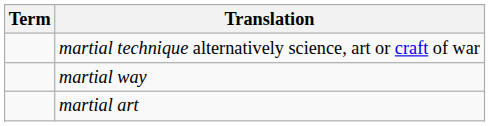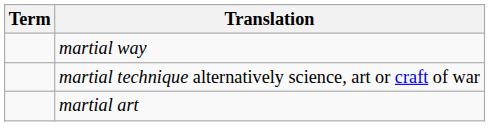rows swapped: (103, 76) <-> (269, 47)
